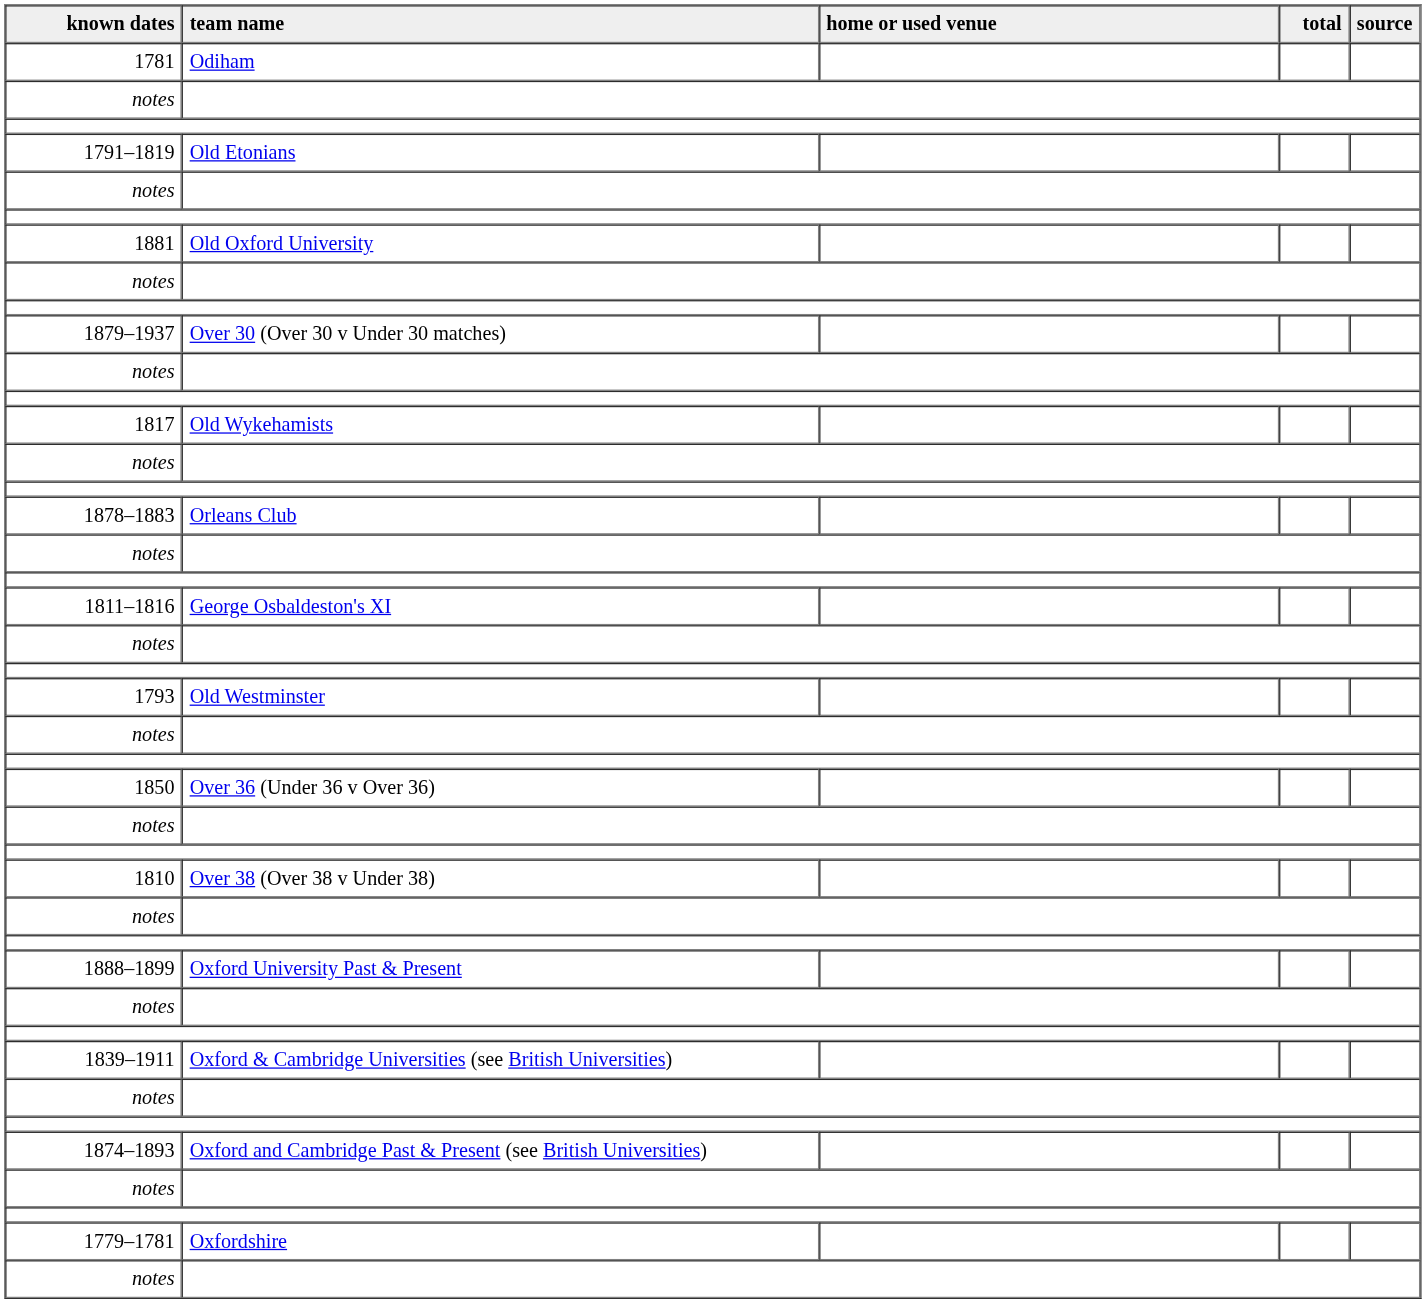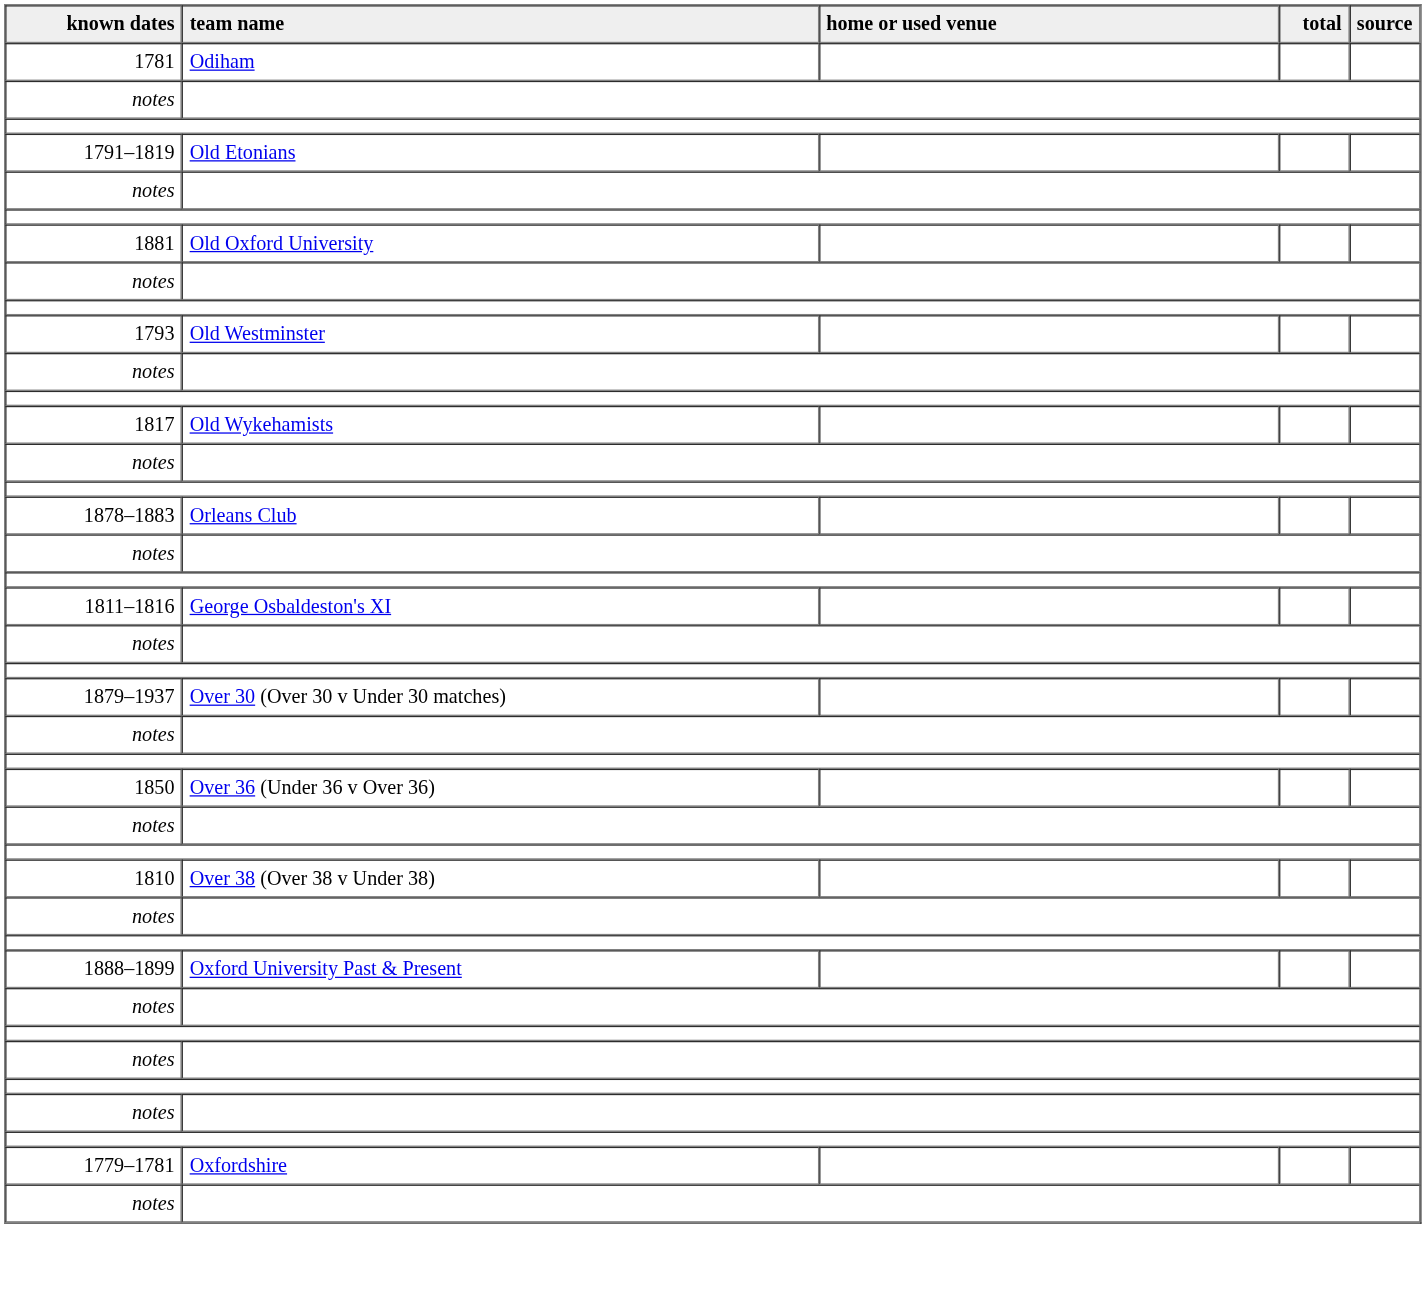rows swapped: (154, 696) <-> (129, 333)
- row: (130, 1059)
- row: (129, 1150)
